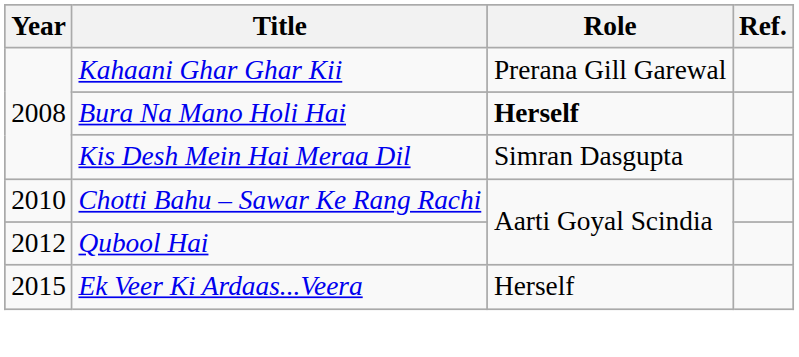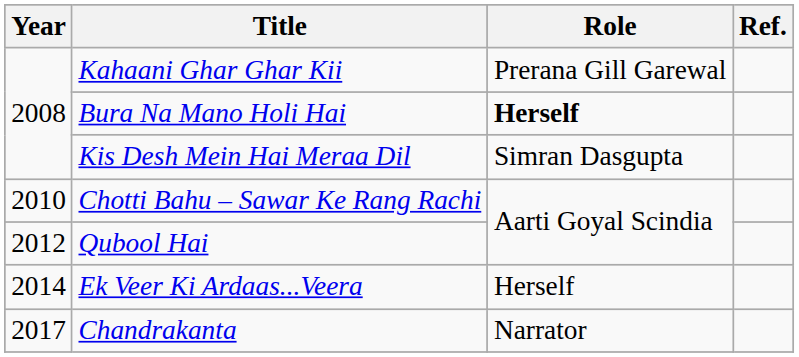(39, 286) 2015 -> (39, 286) 2014
+ row: (158, 329)
